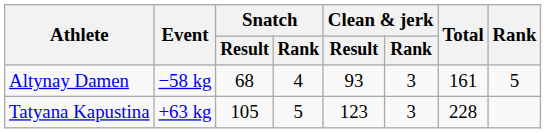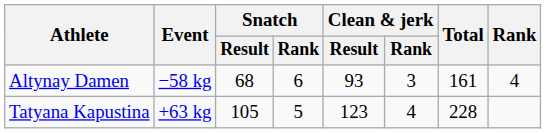(298, 80) 4 -> (298, 80) 6
(515, 80) 5 -> (515, 80) 4
(411, 112) 3 -> (411, 112) 4
